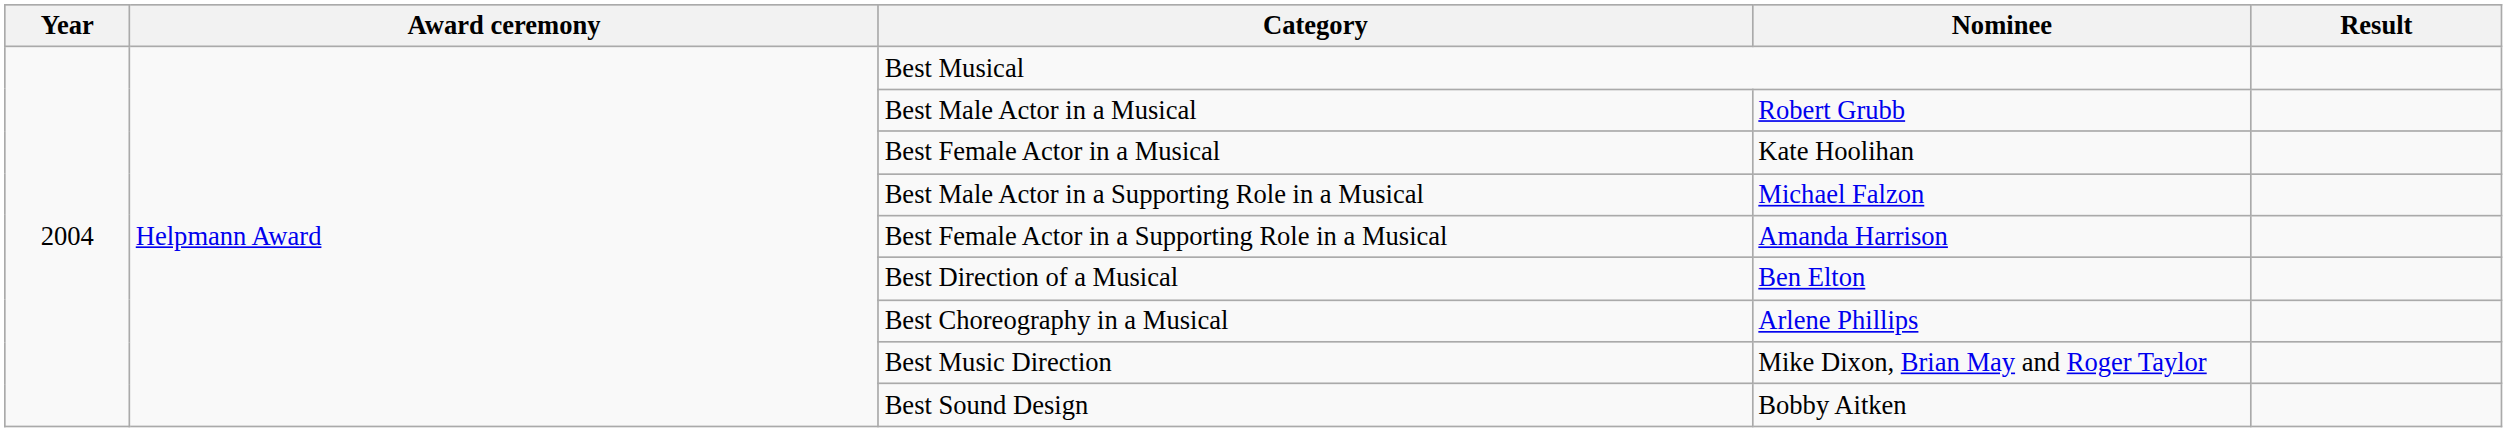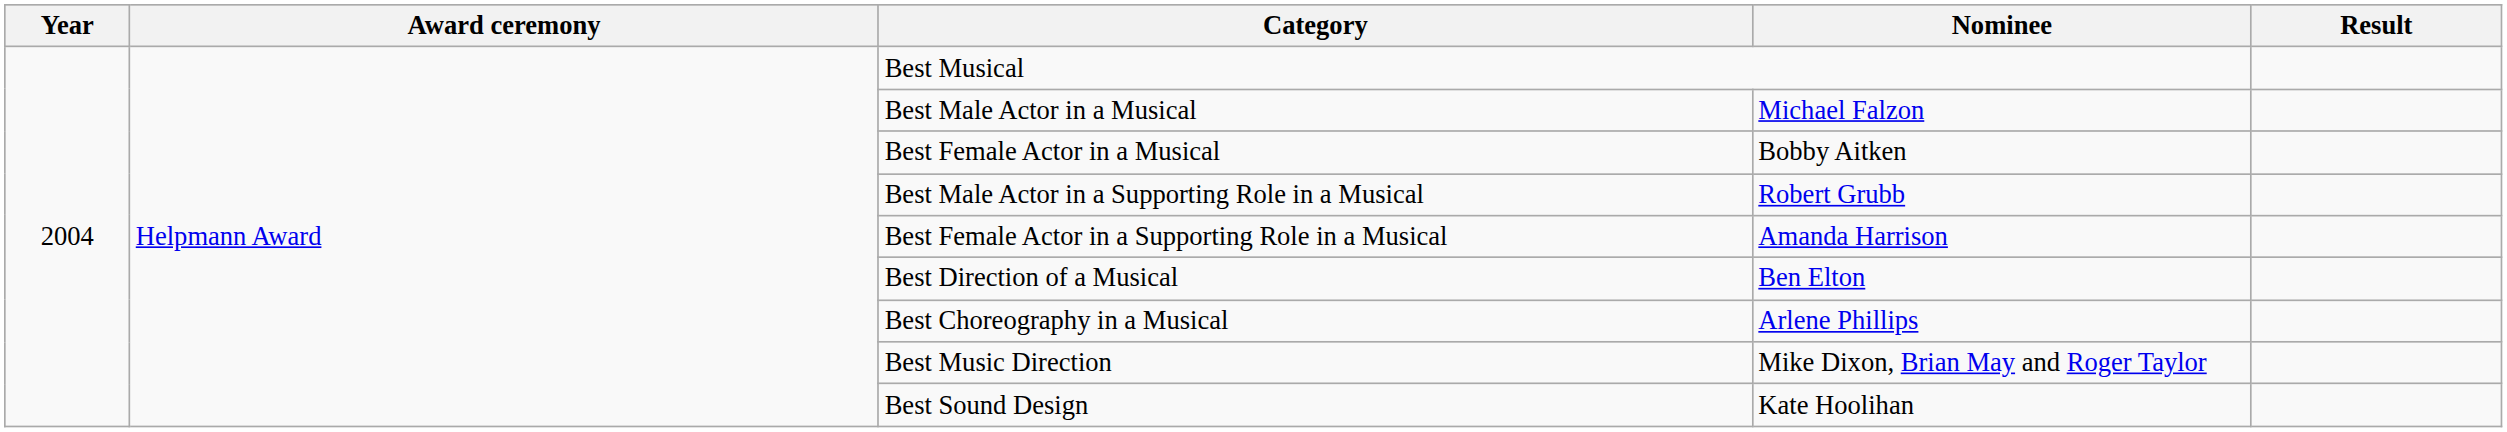(1832, 109) Robert Grubb -> (1841, 109) Michael Falzon
(1836, 151) Kate Hoolihan -> (1832, 151) Bobby Aitken
(1841, 194) Michael Falzon -> (1832, 194) Robert Grubb
(1832, 404) Bobby Aitken -> (1836, 404) Kate Hoolihan
